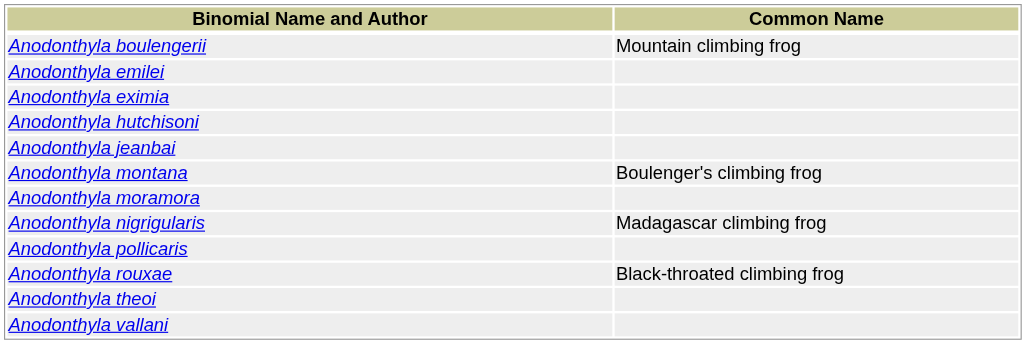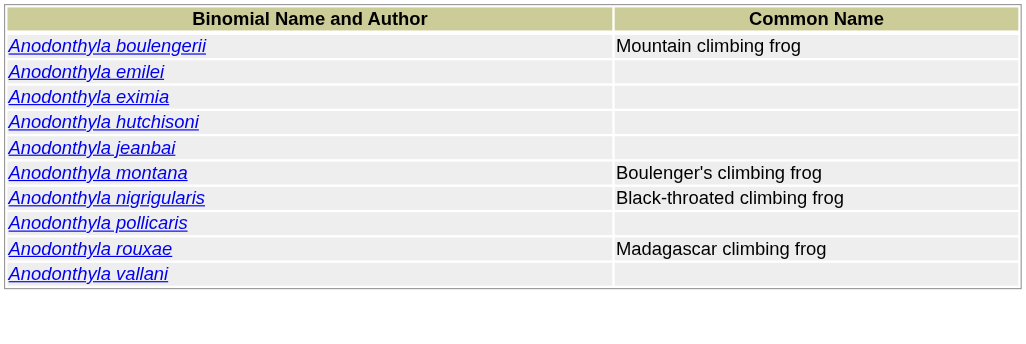- row: (104, 198)
(721, 223) Madagascar climbing frog -> (730, 198) Black-throated climbing frog
(730, 274) Black-throated climbing frog -> (721, 248) Madagascar climbing frog
- row: (82, 299)
